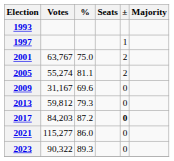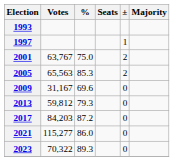(60, 73) 55,274 -> (60, 73) 65,563
(85, 73) 81.1 -> (85, 73) 85.3
(125, 118) bold -> (125, 118) normal
(60, 149) 90,322 -> (60, 149) 70,322
